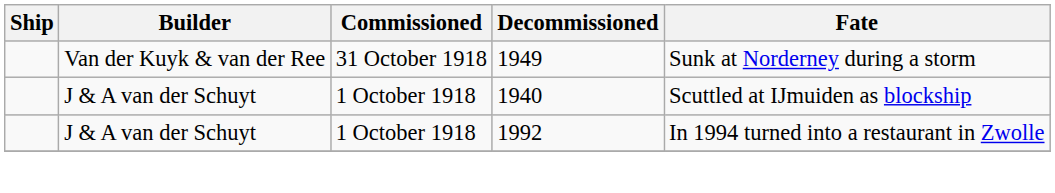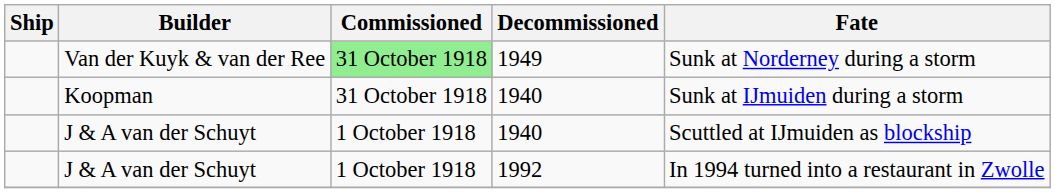(411, 58) no background -> (411, 58) lightgreen background
+ row: (109, 95)
